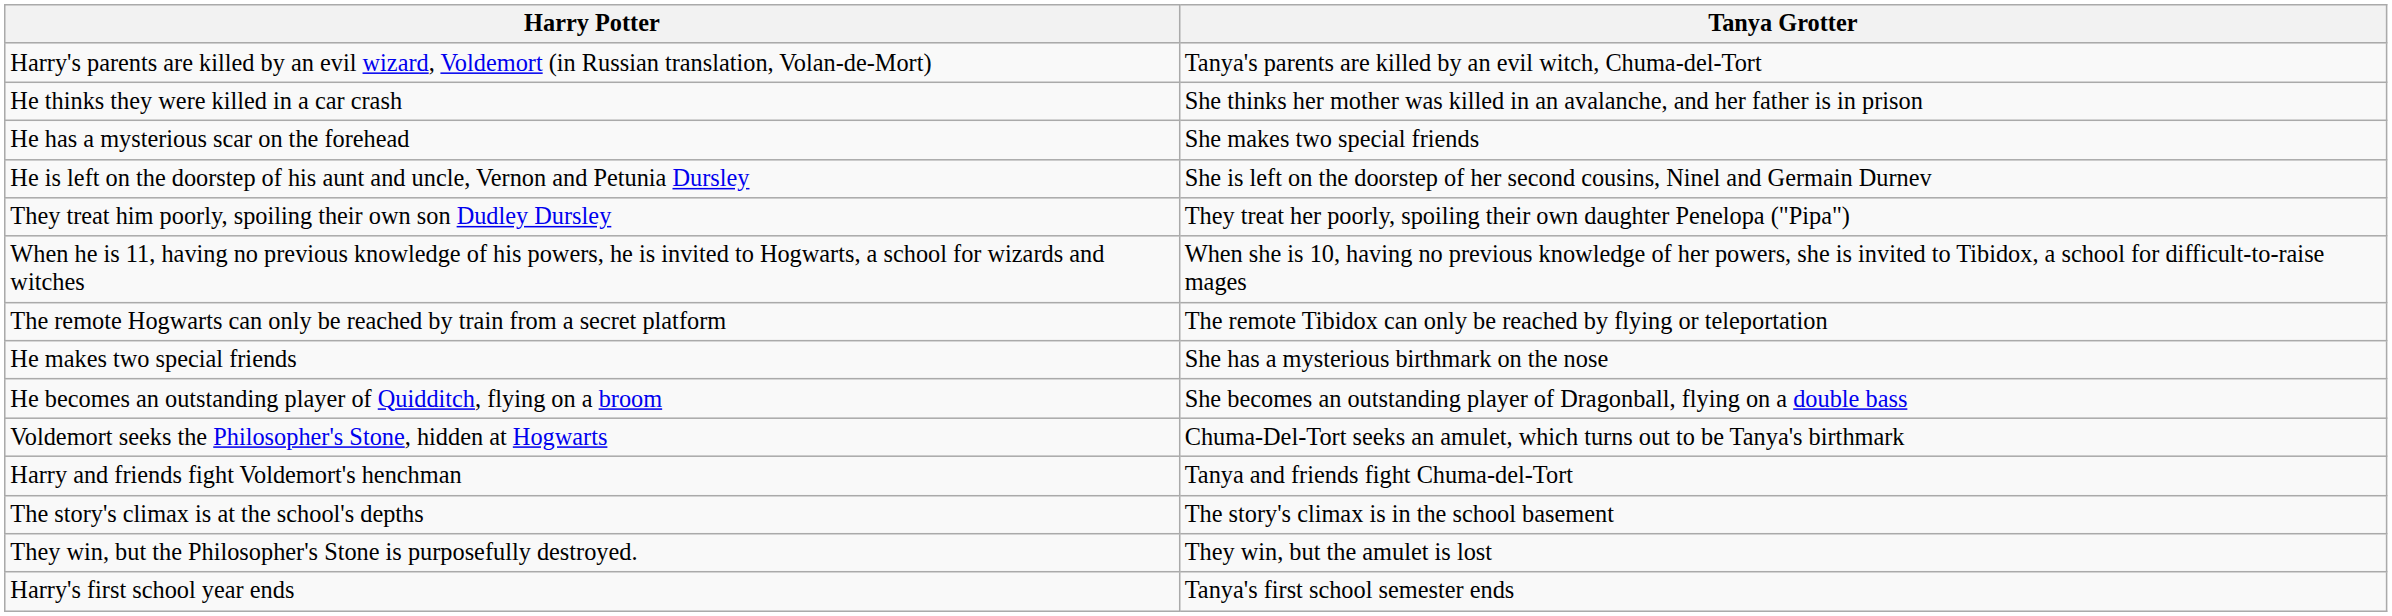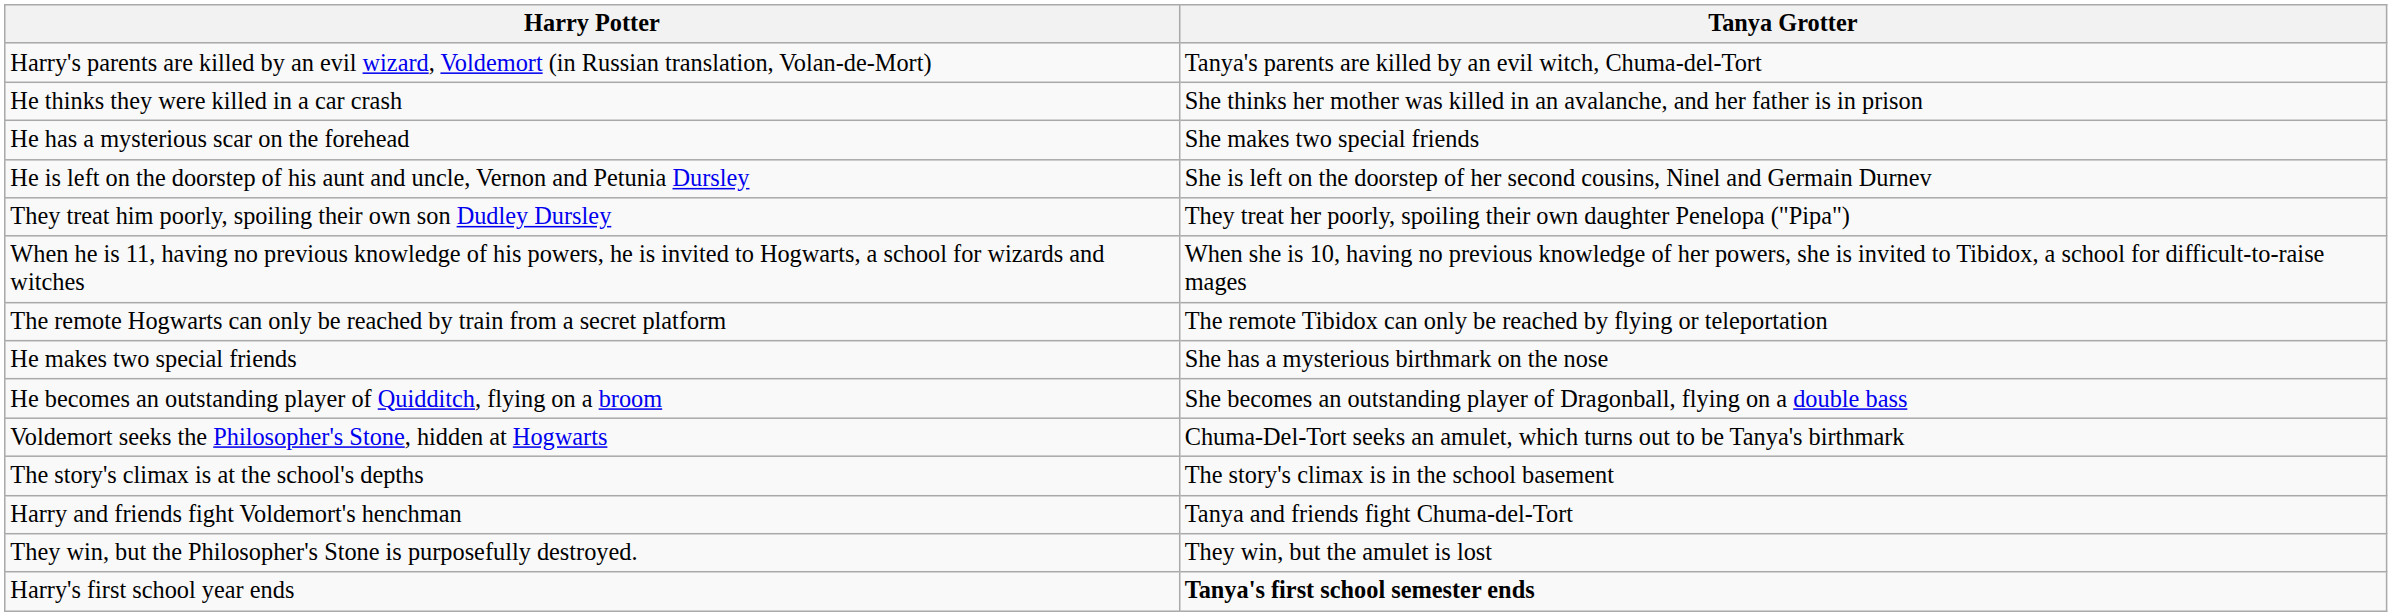rows swapped: (217, 513) <-> (236, 475)
(1349, 591) normal -> (1360, 591) bold
